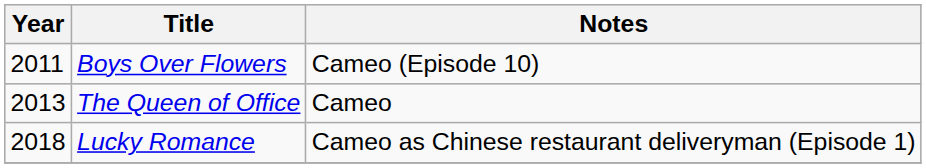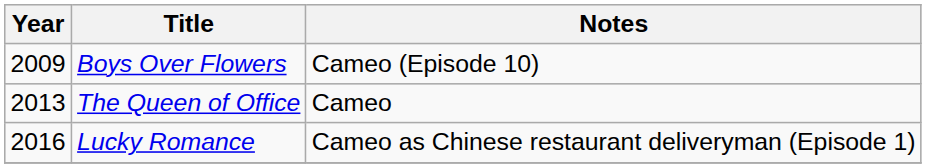(37, 63) 2011 -> (38, 63) 2009
(38, 142) 2018 -> (38, 142) 2016
